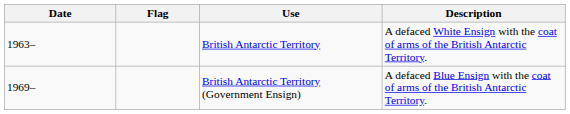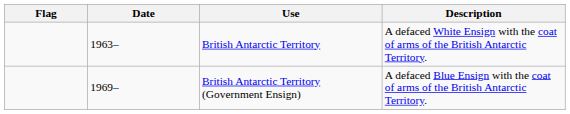columns swapped: (158, 13) <-> (60, 13)
